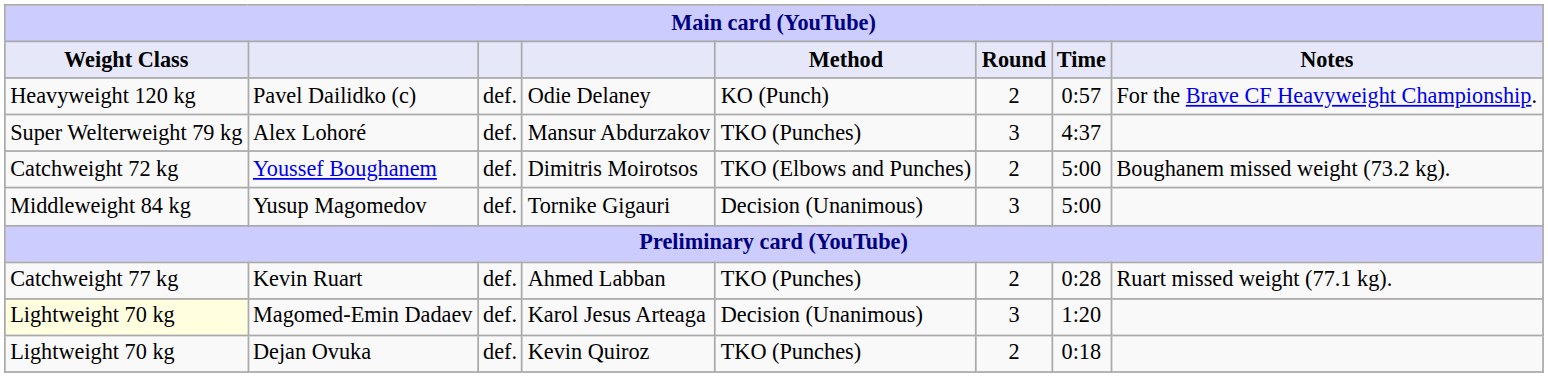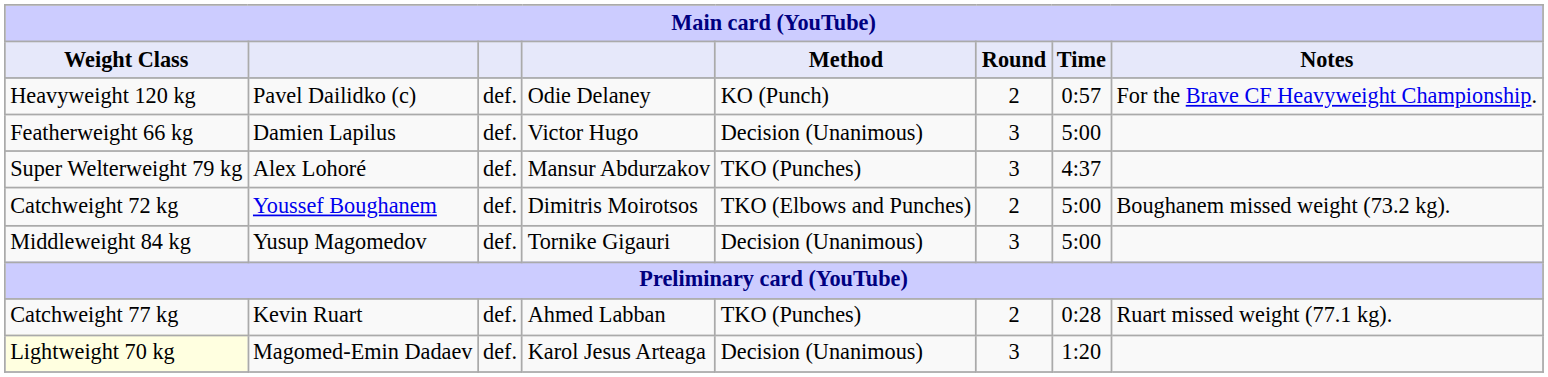+ row: (324, 132)
- row: (312, 352)
